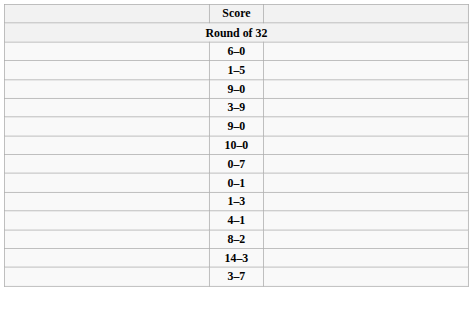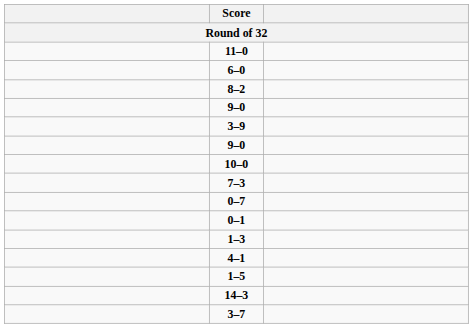+ row: (107, 51)
rows swapped: (107, 239) <-> (107, 70)
+ row: (107, 183)
